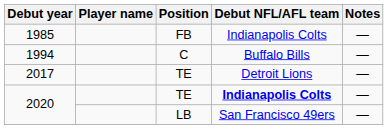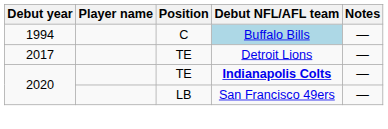- row: (40, 34)
(277, 54) no background -> (277, 34) lightblue background
